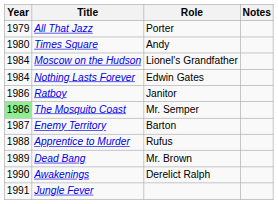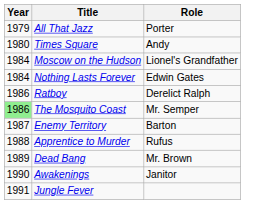- column: (257, 12)
(161, 93) Janitor -> (178, 93) Derelict Ralph
(178, 175) Derelict Ralph -> (161, 175) Janitor
